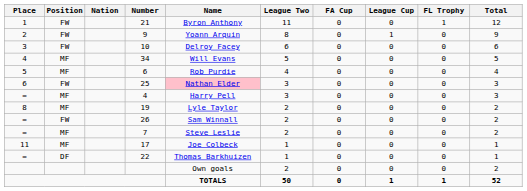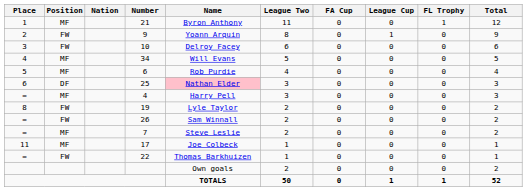(65, 23) FW -> (65, 23) MF
(65, 84) FW -> (65, 84) DF
(65, 108) MF -> (65, 108) FW
(65, 157) DF -> (65, 157) FW
